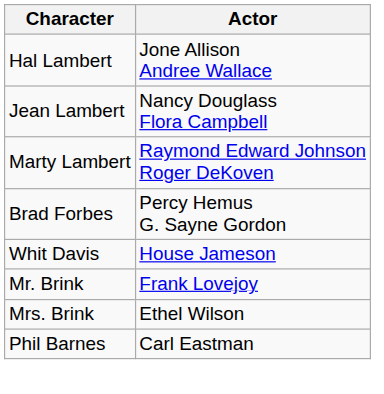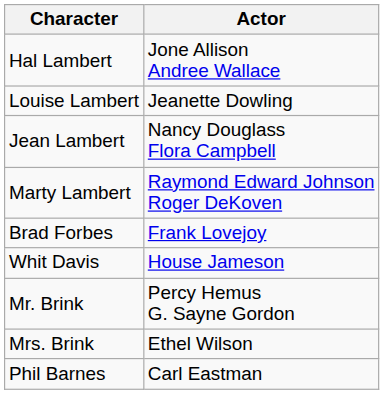+ row: (74, 100)
(213, 213) Percy Hemus G. Sayne Gordon -> (207, 232) Frank Lovejoy
(199, 284) Frank Lovejoy -> (221, 303) Percy Hemus G. Sayne Gordon
